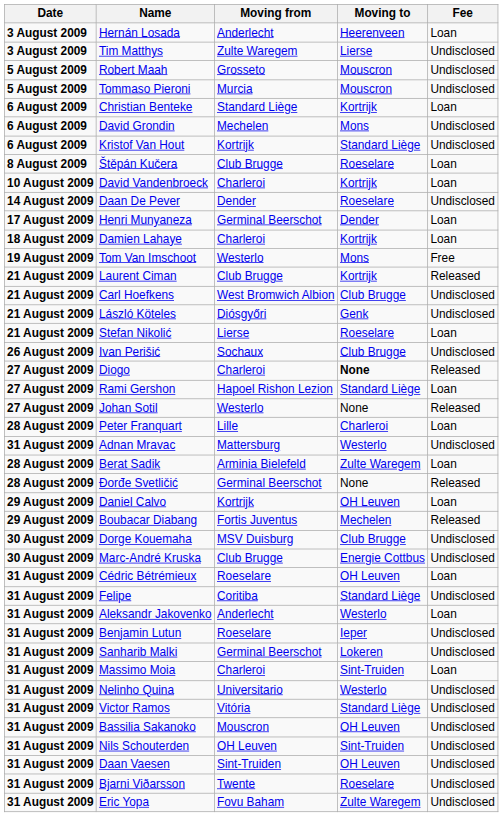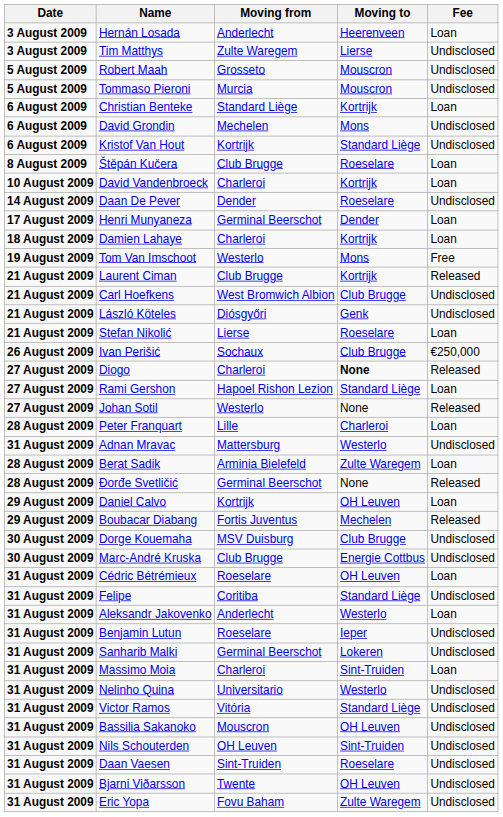(463, 351) Undisclosed -> (455, 351) €250,000
(370, 764) OH Leuven -> (367, 764) Roeselare
(367, 783) Roeselare -> (370, 783) OH Leuven
